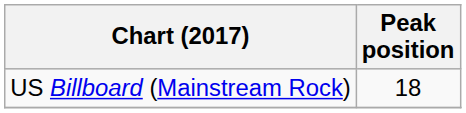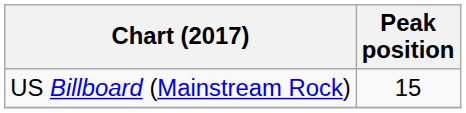(408, 88) 18 -> (408, 88) 15
